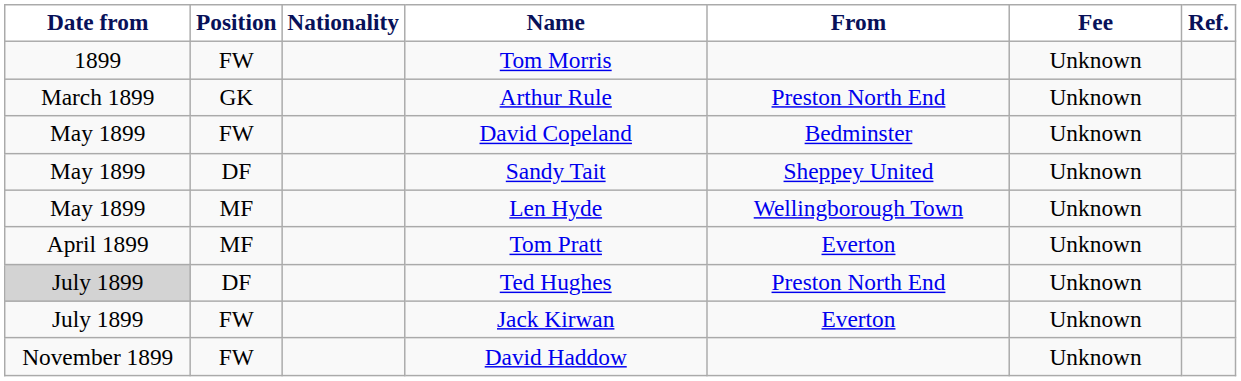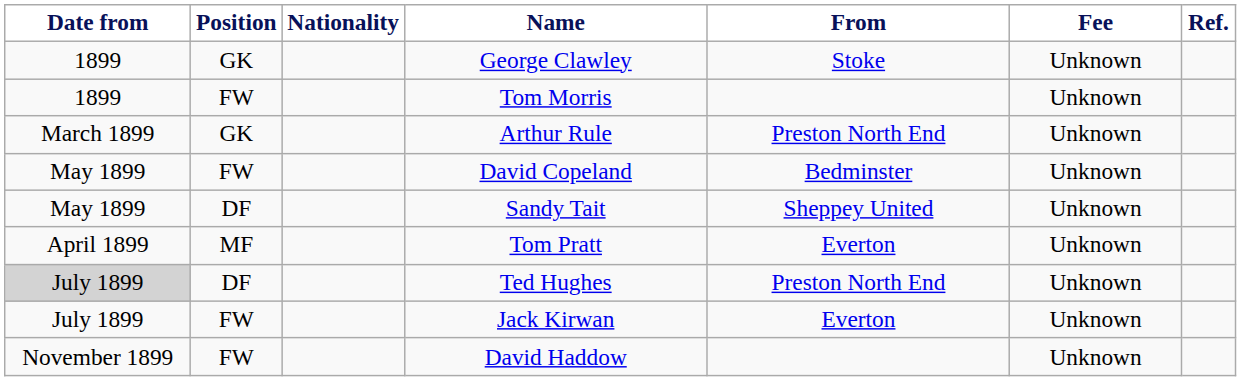+ row: (556, 60)
- row: (556, 208)
